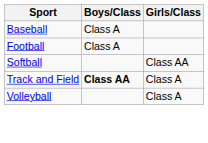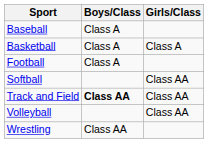+ row: (31, 46)
(164, 79) Class A -> (167, 96) Class AA
(164, 96) Class A -> (167, 113) Class AA
+ row: (29, 130)
